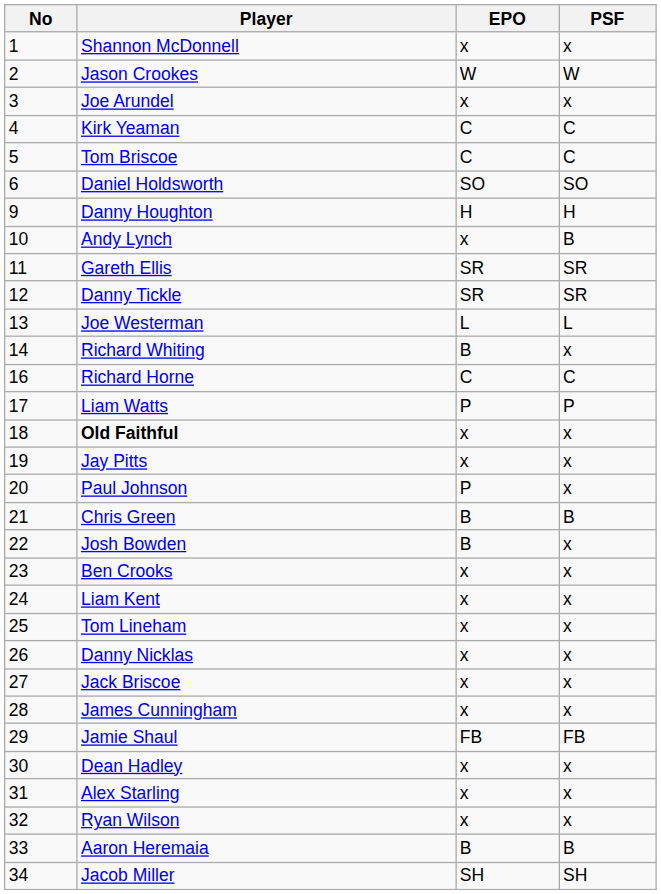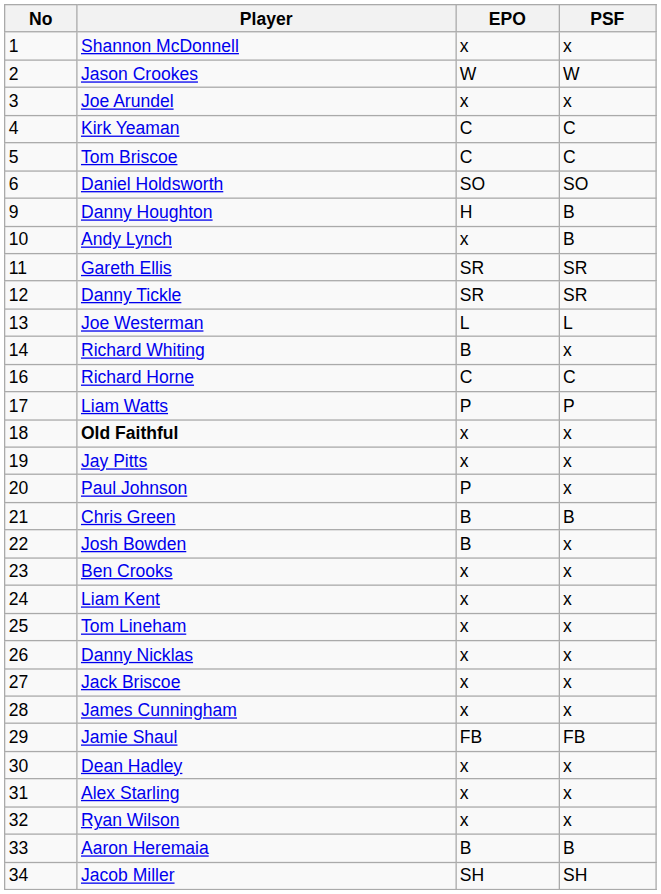(569, 212) H -> (569, 212) B
